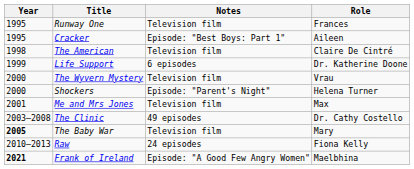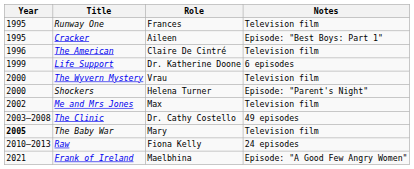columns swapped: (361, 11) <-> (229, 11)
(16, 51) 1998 -> (16, 51) 1996
(16, 104) 2001 -> (16, 104) 2002
(16, 158) bold -> (16, 158) normal
